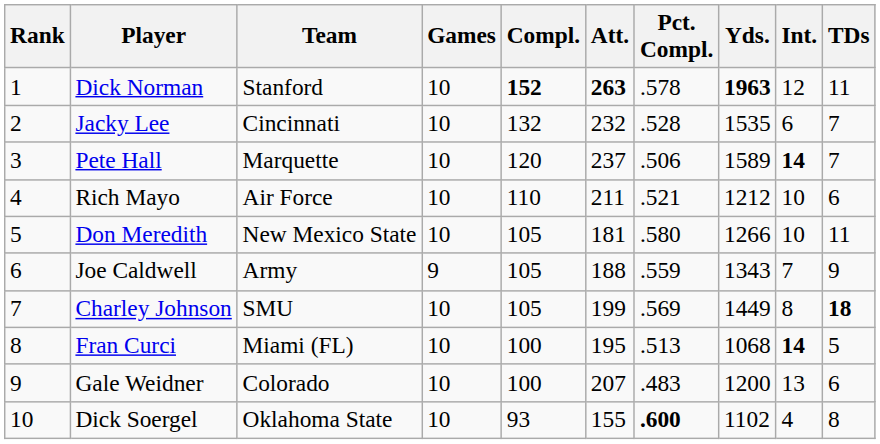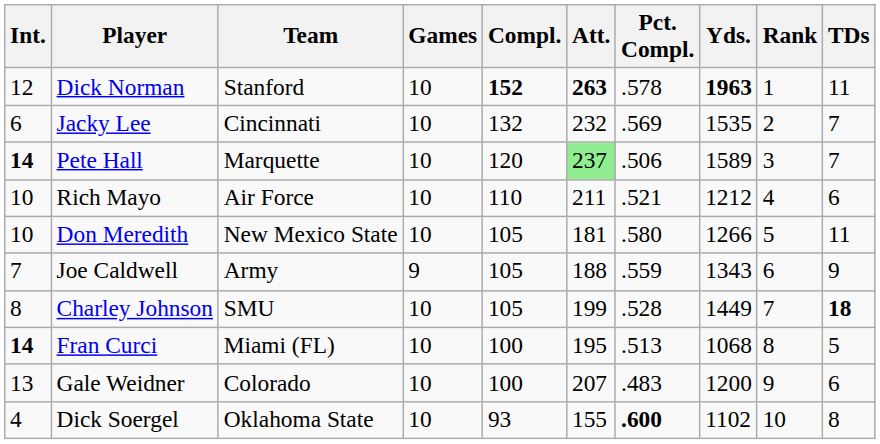columns swapped: (37, 36) <-> (799, 36)
(660, 123) .528 -> (641, 123) .569
(608, 160) no background -> (590, 160) lightgreen background
(660, 308) .569 -> (641, 308) .528
